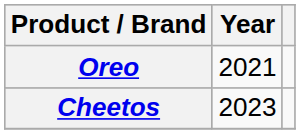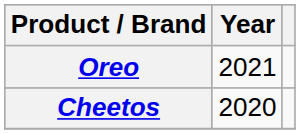(247, 107) 2023 -> (247, 107) 2020
